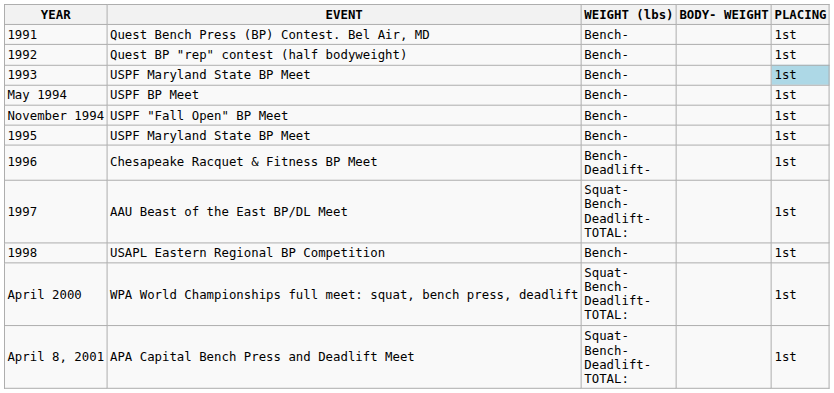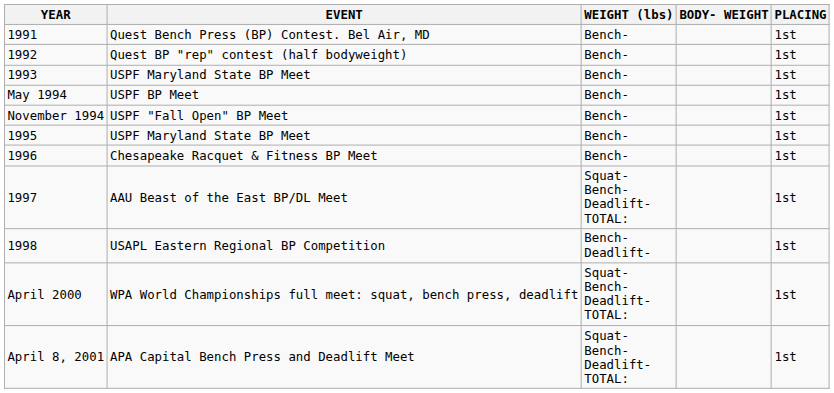(786, 75) lightblue background -> (786, 75) no background
(618, 163) Bench- Deadlift- -> (607, 155) Bench-
(607, 253) Bench- -> (618, 246) Bench- Deadlift-
